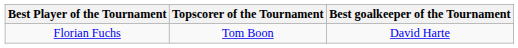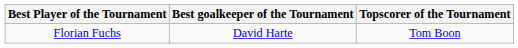columns swapped: (420, 14) <-> (248, 14)
